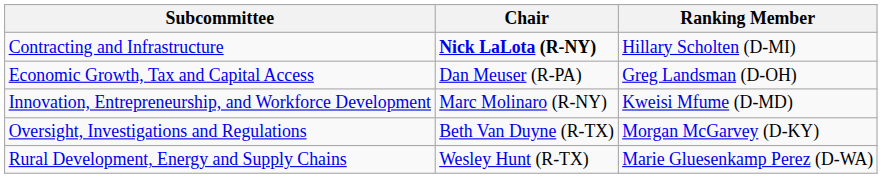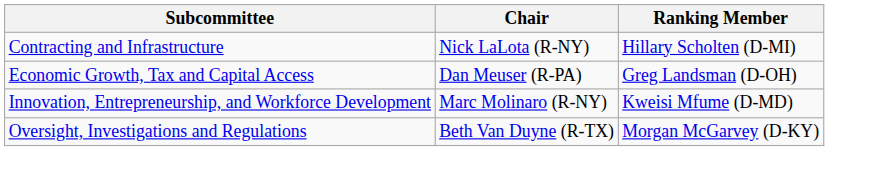(518, 46) bold -> (514, 46) normal
- row: (178, 159)
